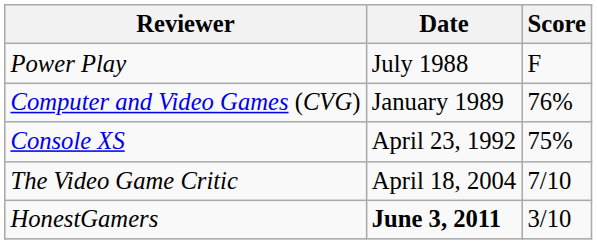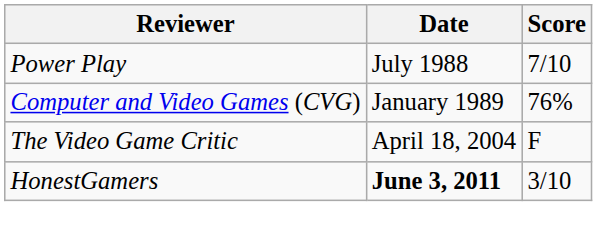(534, 63) F -> (549, 63) 7/10
- row: (68, 141)
(549, 180) 7/10 -> (534, 141) F
